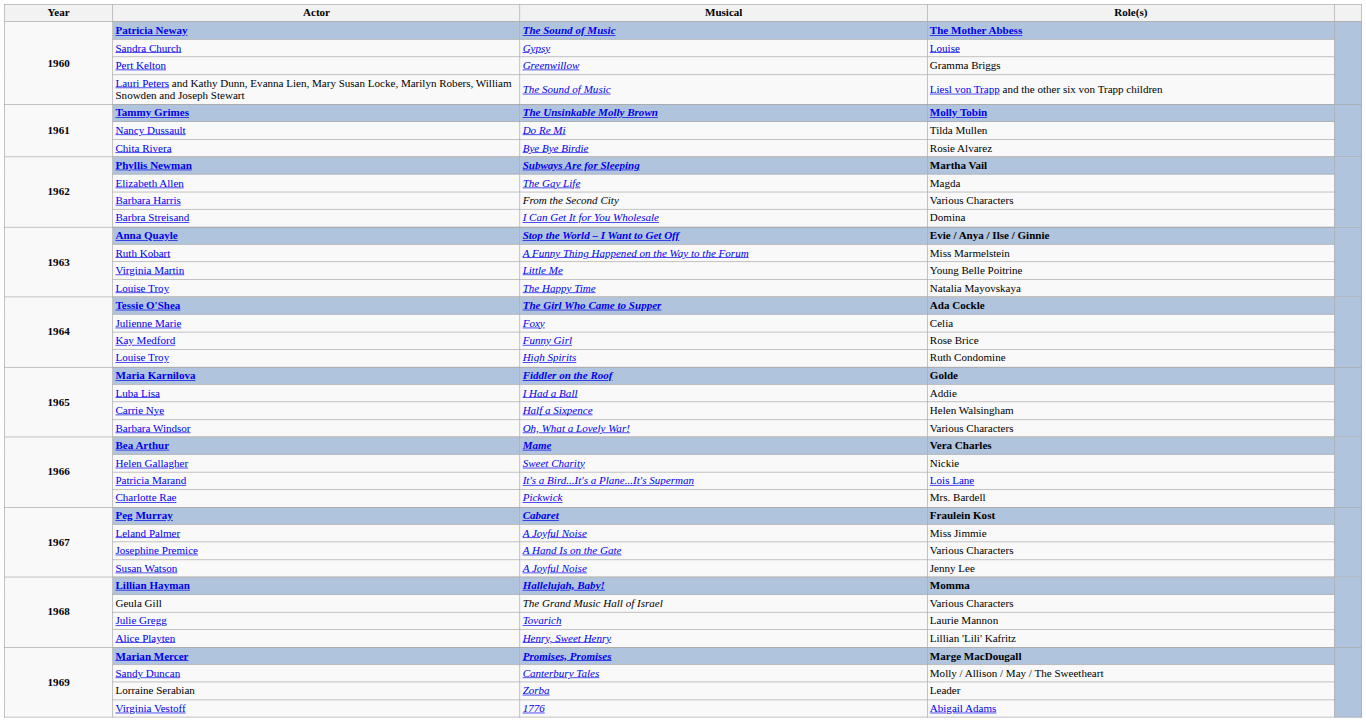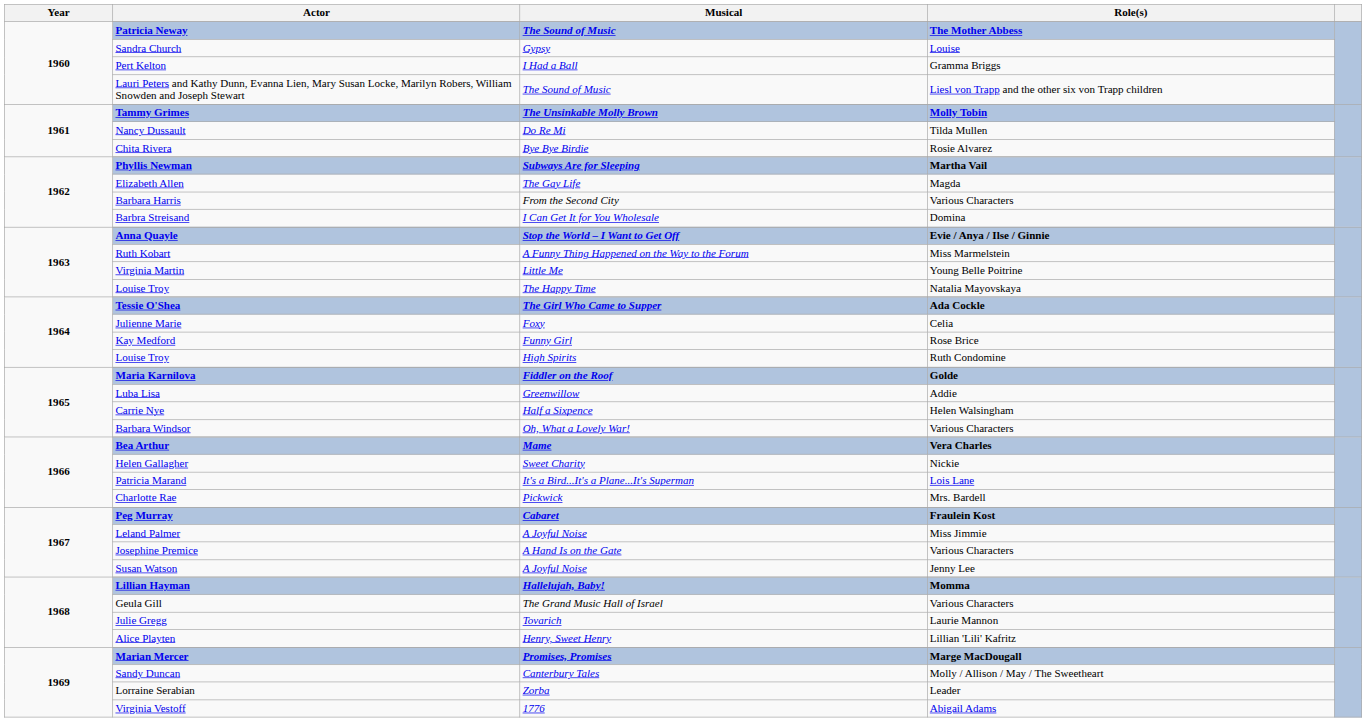(551, 65) Greenwillow -> (550, 65) I Had a Ball
(550, 393) I Had a Ball -> (551, 393) Greenwillow
